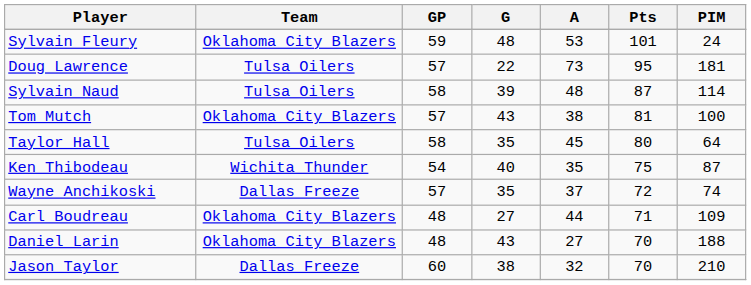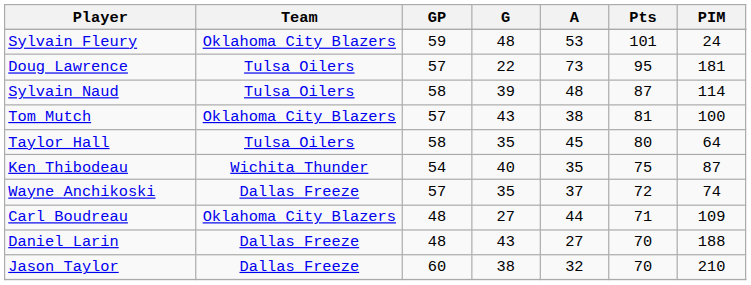(299, 242) Oklahoma City Blazers -> (299, 242) Dallas Freeze
